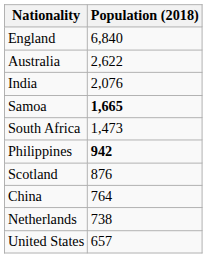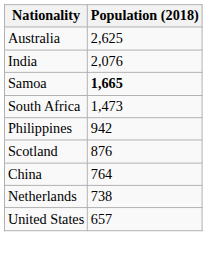- row: (32, 38)
(107, 61) 2,622 -> (107, 38) 2,625
(101, 151) bold -> (101, 128) normal
